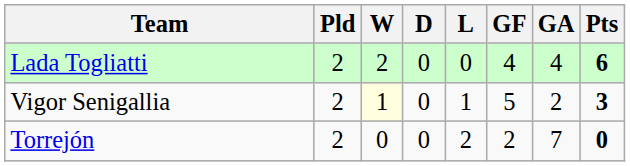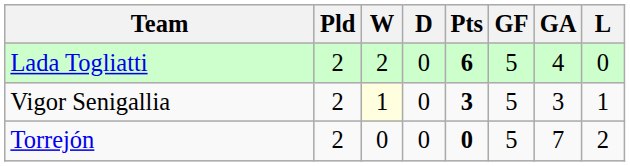columns swapped: (466, 23) <-> (602, 23)
(509, 62) 4 -> (511, 62) 5
(556, 101) 2 -> (558, 101) 3
(509, 140) 2 -> (511, 140) 5
